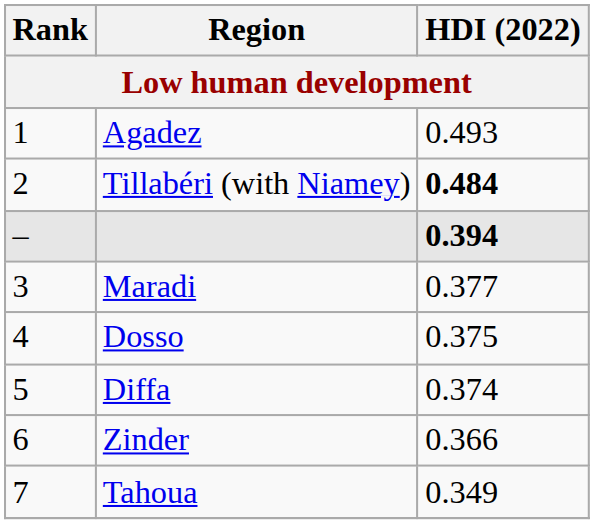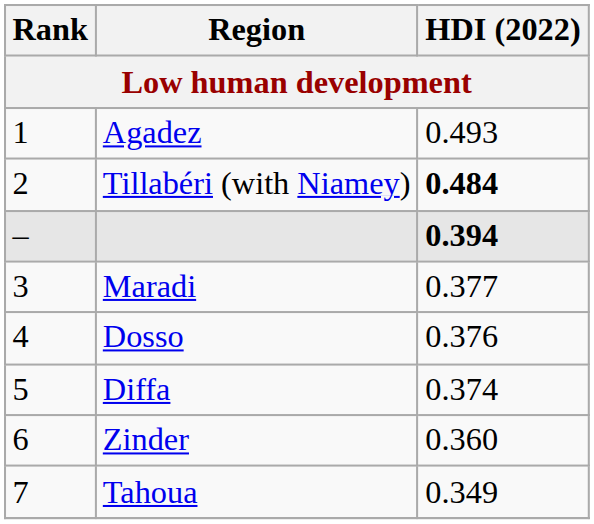(462, 337) 0.375 -> (462, 337) 0.376
(462, 440) 0.366 -> (462, 440) 0.360
